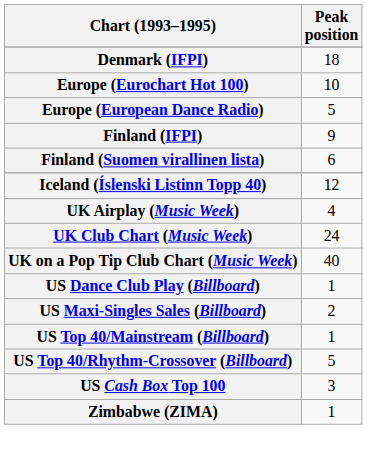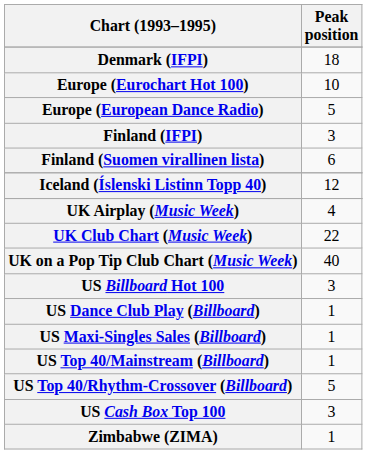(332, 135) 9 -> (332, 135) 3
(332, 235) 24 -> (332, 235) 22
+ row: (153, 286)
(332, 311) 2 -> (332, 336) 1
